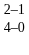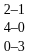+ row: (14, 46)
